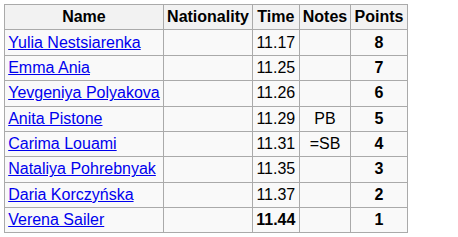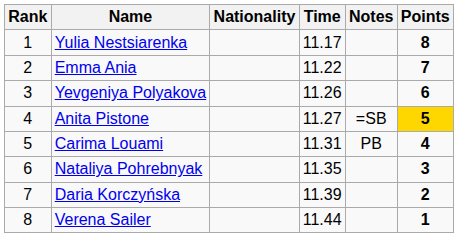+ column: (28, 17)
(276, 67) 11.25 -> (322, 67) 11.22
(276, 118) 11.29 -> (322, 118) 11.27
(325, 118) PB -> (371, 118) =SB
(379, 118) no background -> (425, 118) gold background
(325, 144) =SB -> (371, 144) PB
(276, 194) 11.37 -> (322, 194) 11.39
(276, 220) bold -> (322, 220) normal
